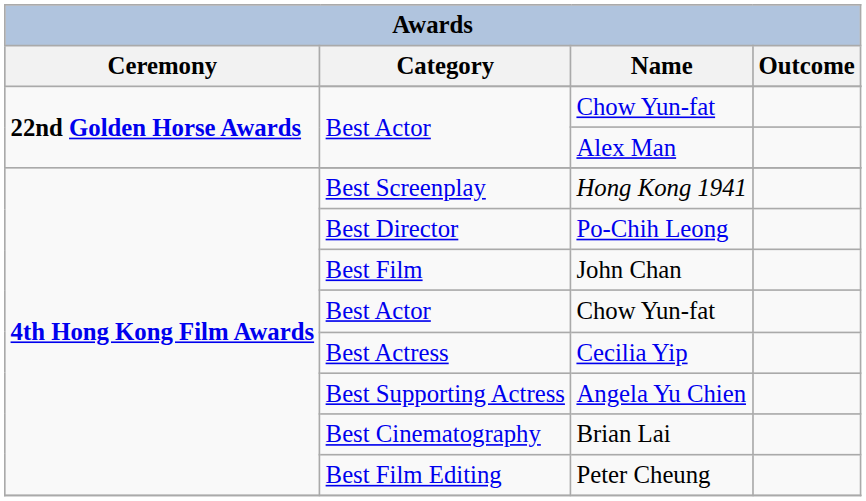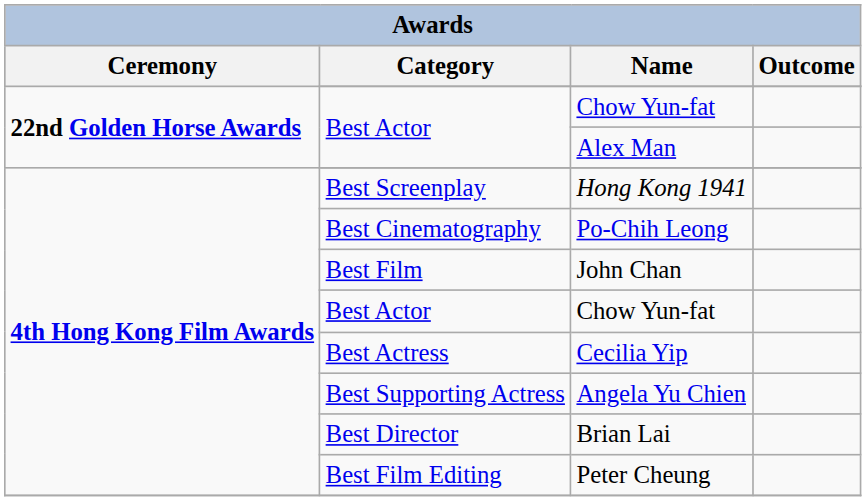(392, 229) Best Director -> (433, 229) Best Cinematography
(433, 433) Best Cinematography -> (392, 433) Best Director
